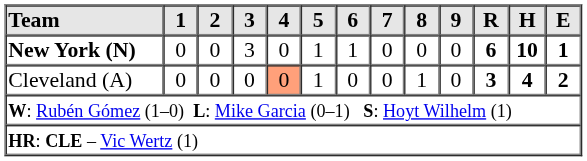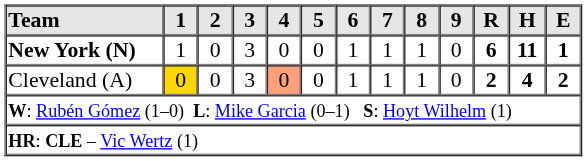(181, 50) 0 -> (181, 50) 1
(318, 50) 1 -> (318, 50) 0
(387, 50) 0 -> (387, 50) 1
(422, 50) 0 -> (422, 50) 1
(527, 50) 10 -> (527, 50) 11
(181, 79) no background -> (181, 79) gold background
(249, 79) 0 -> (250, 79) 3
(318, 79) 1 -> (318, 79) 0
(353, 79) 0 -> (353, 79) 1
(387, 79) 0 -> (387, 79) 1
(491, 79) 3 -> (491, 79) 2
